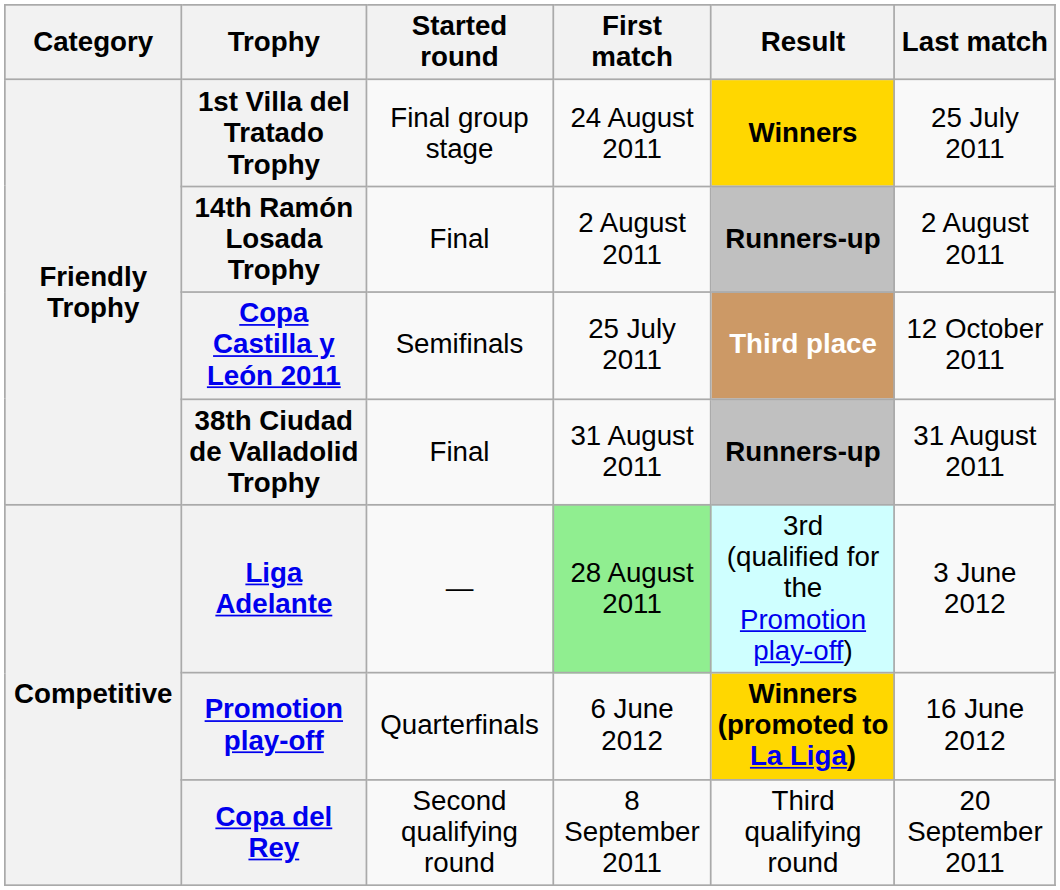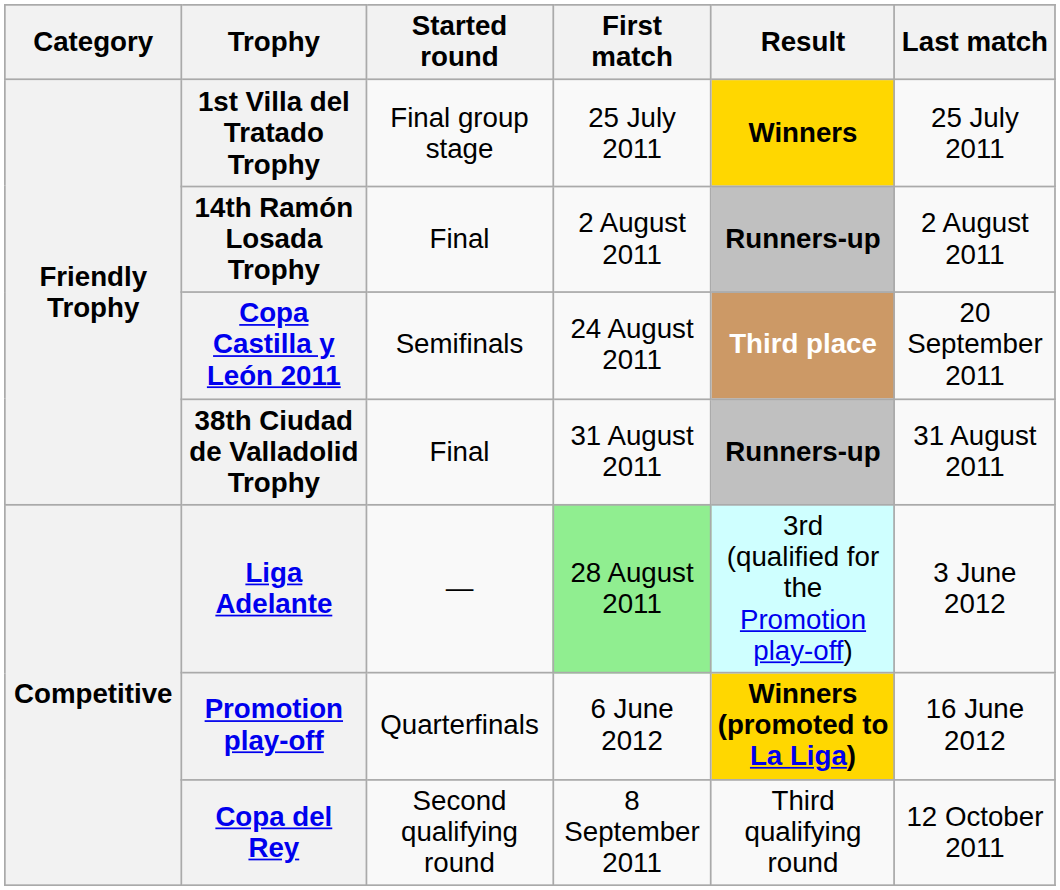(632, 132) 24 August 2011 -> (632, 132) 25 July 2011
(632, 344) 25 July 2011 -> (632, 344) 24 August 2011
(975, 344) 12 October 2011 -> (975, 344) 20 September 2011
(975, 831) 20 September 2011 -> (975, 831) 12 October 2011
